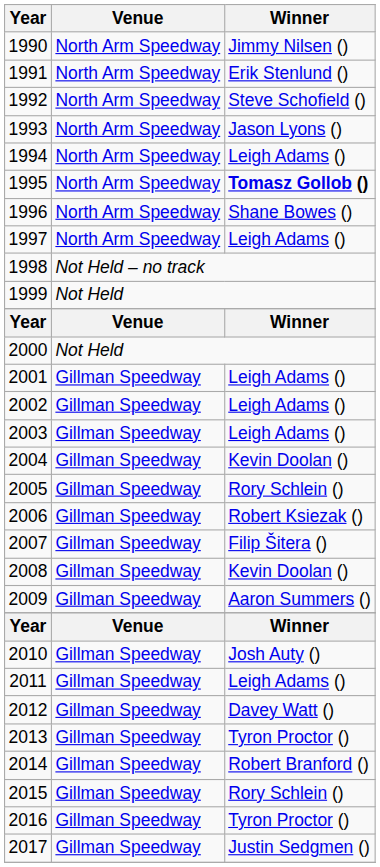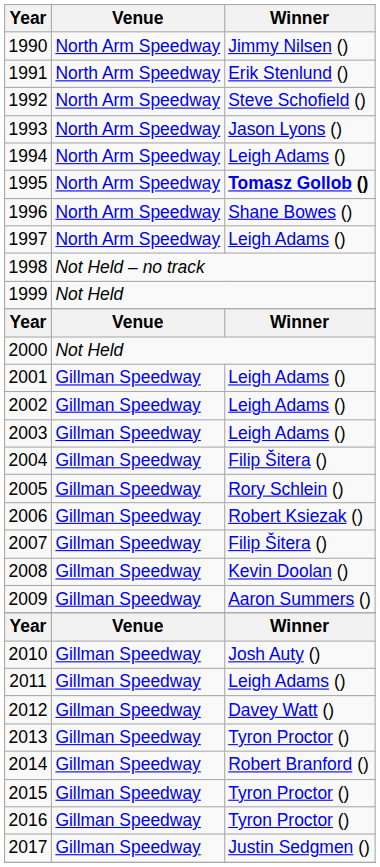(288, 460) Kevin Doolan () -> (278, 460) Filip Šitera ()
(286, 792) Rory Schlein () -> (289, 792) Tyron Proctor ()
